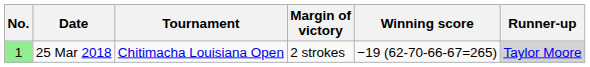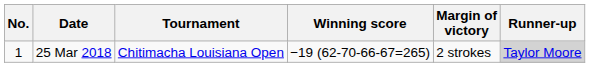columns swapped: (427, 23) <-> (321, 23)
(18, 52) lightgreen background -> (18, 52) no background
